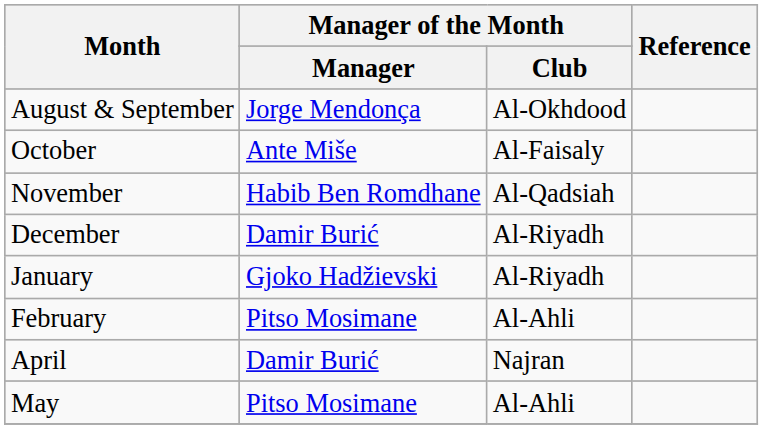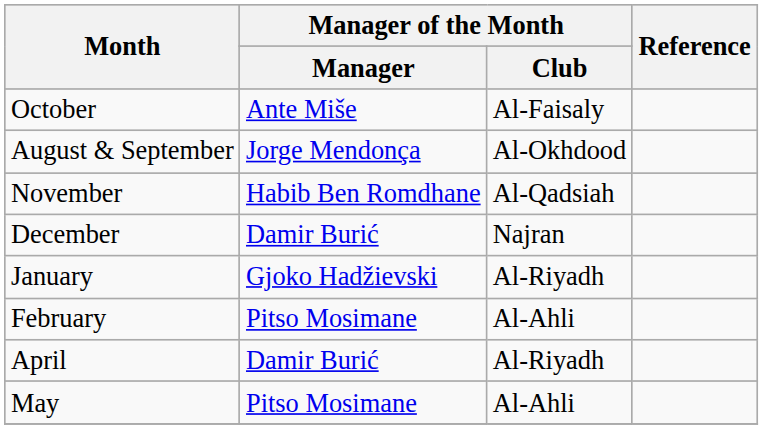rows swapped: (122, 109) <-> (53, 151)
(549, 234) Al-Riyadh -> (529, 234) Najran
(529, 360) Najran -> (549, 360) Al-Riyadh
